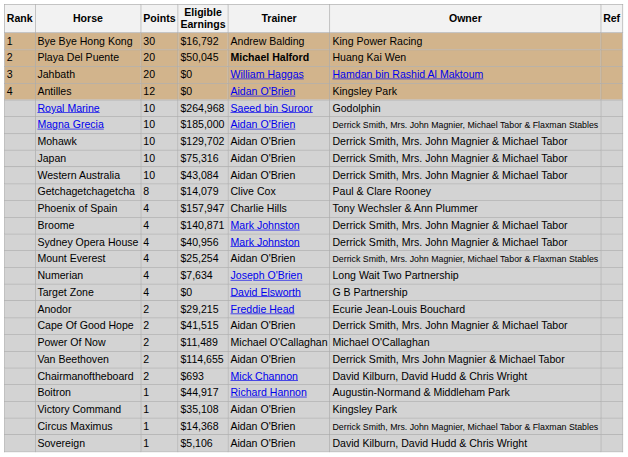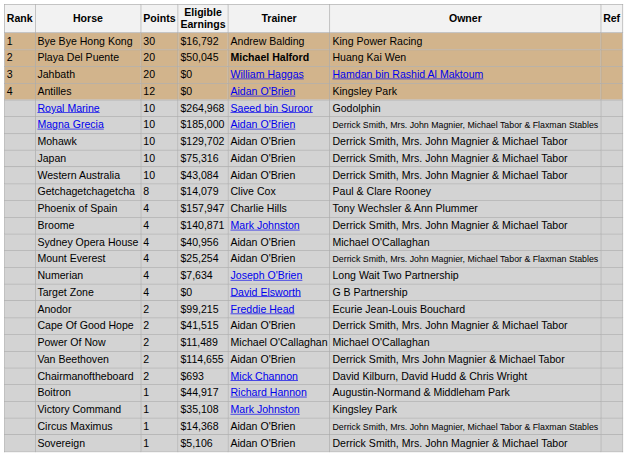(265, 242) Mark Johnston -> (263, 242) Aidan O'Brien
(450, 242) Derrick Smith, Mrs. John Magnier & Michael Tabor -> (381, 242) Michael O'Callaghan
(200, 309) $29,215 -> (200, 309) $99,215
(263, 409) Aidan O'Brien -> (265, 409) Mark Johnston
(430, 443) David Kilburn, David Hudd & Chris Wright -> (450, 443) Derrick Smith, Mrs. John Magnier & Michael Tabor
